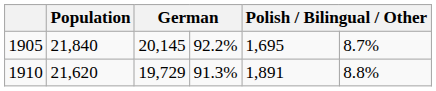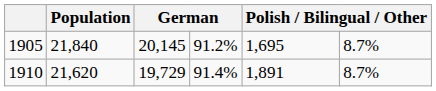(216, 45) 92.2% -> (216, 45) 91.2%
(216, 72) 91.3% -> (216, 72) 91.4%
(361, 72) 8.8% -> (361, 72) 8.7%
